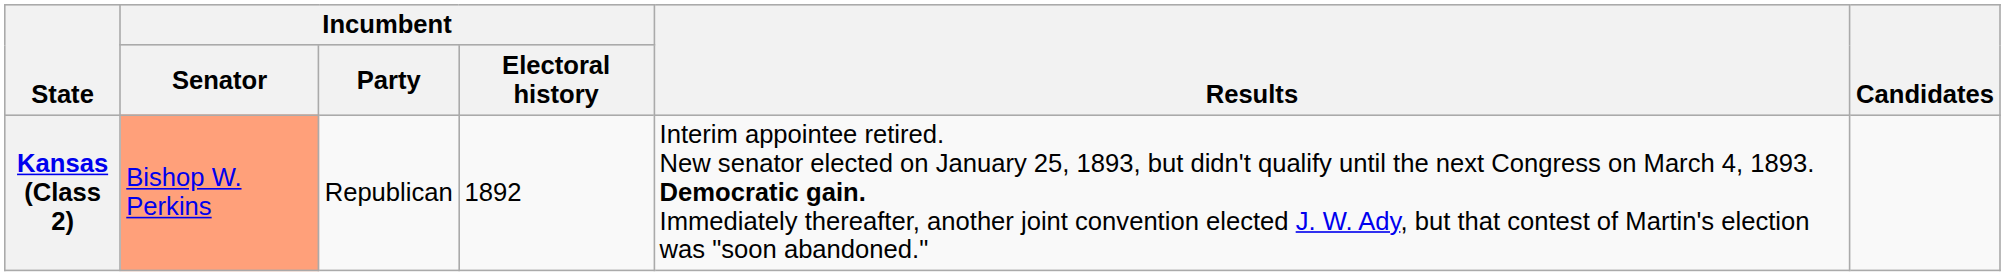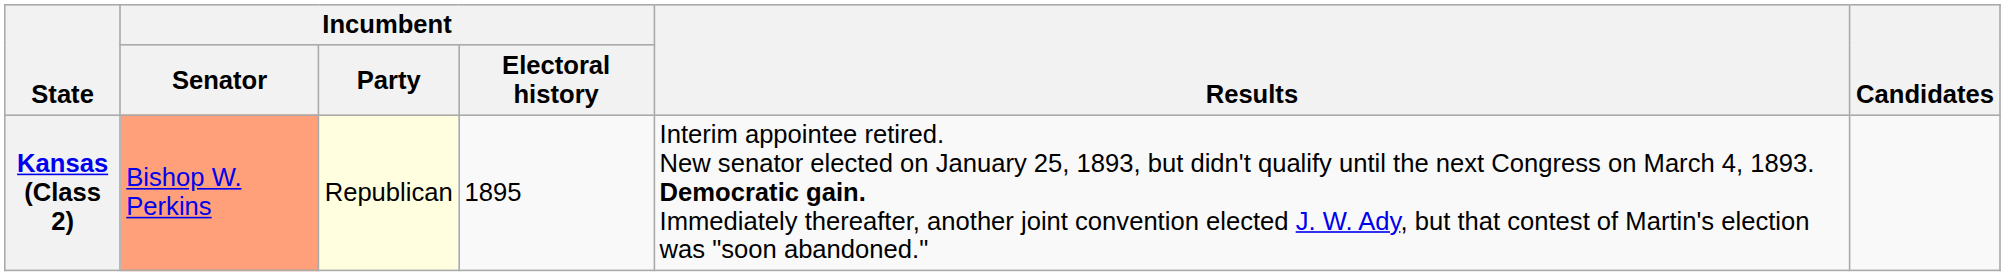(389, 192) no background -> (389, 192) lightyellow background
(493, 192) 1892 -> (493, 192) 1895
